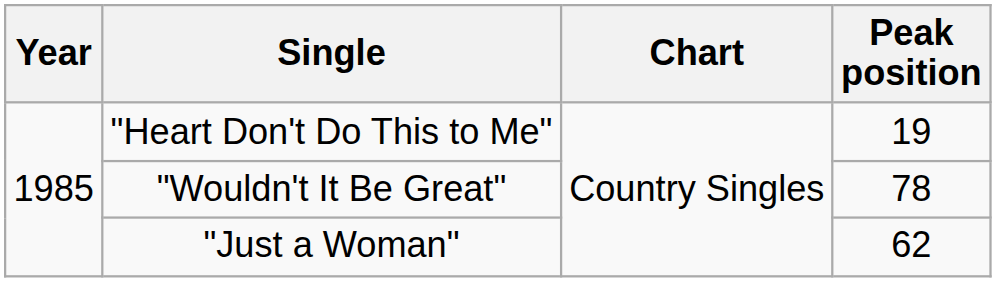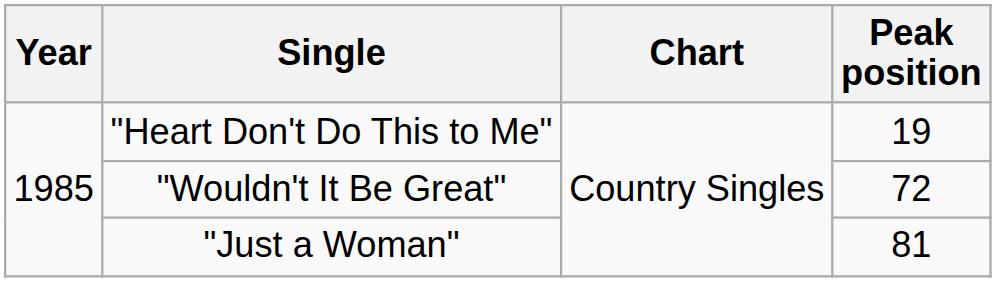(911, 188) 78 -> (911, 188) 72
(911, 245) 62 -> (911, 245) 81
